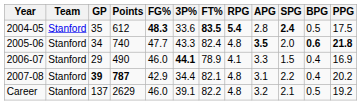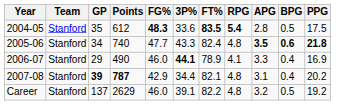- column: (291, 12)
